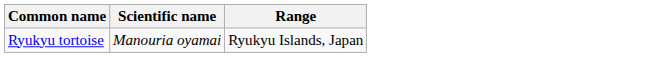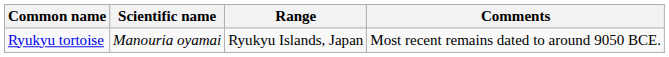+ column: (516, 16)
